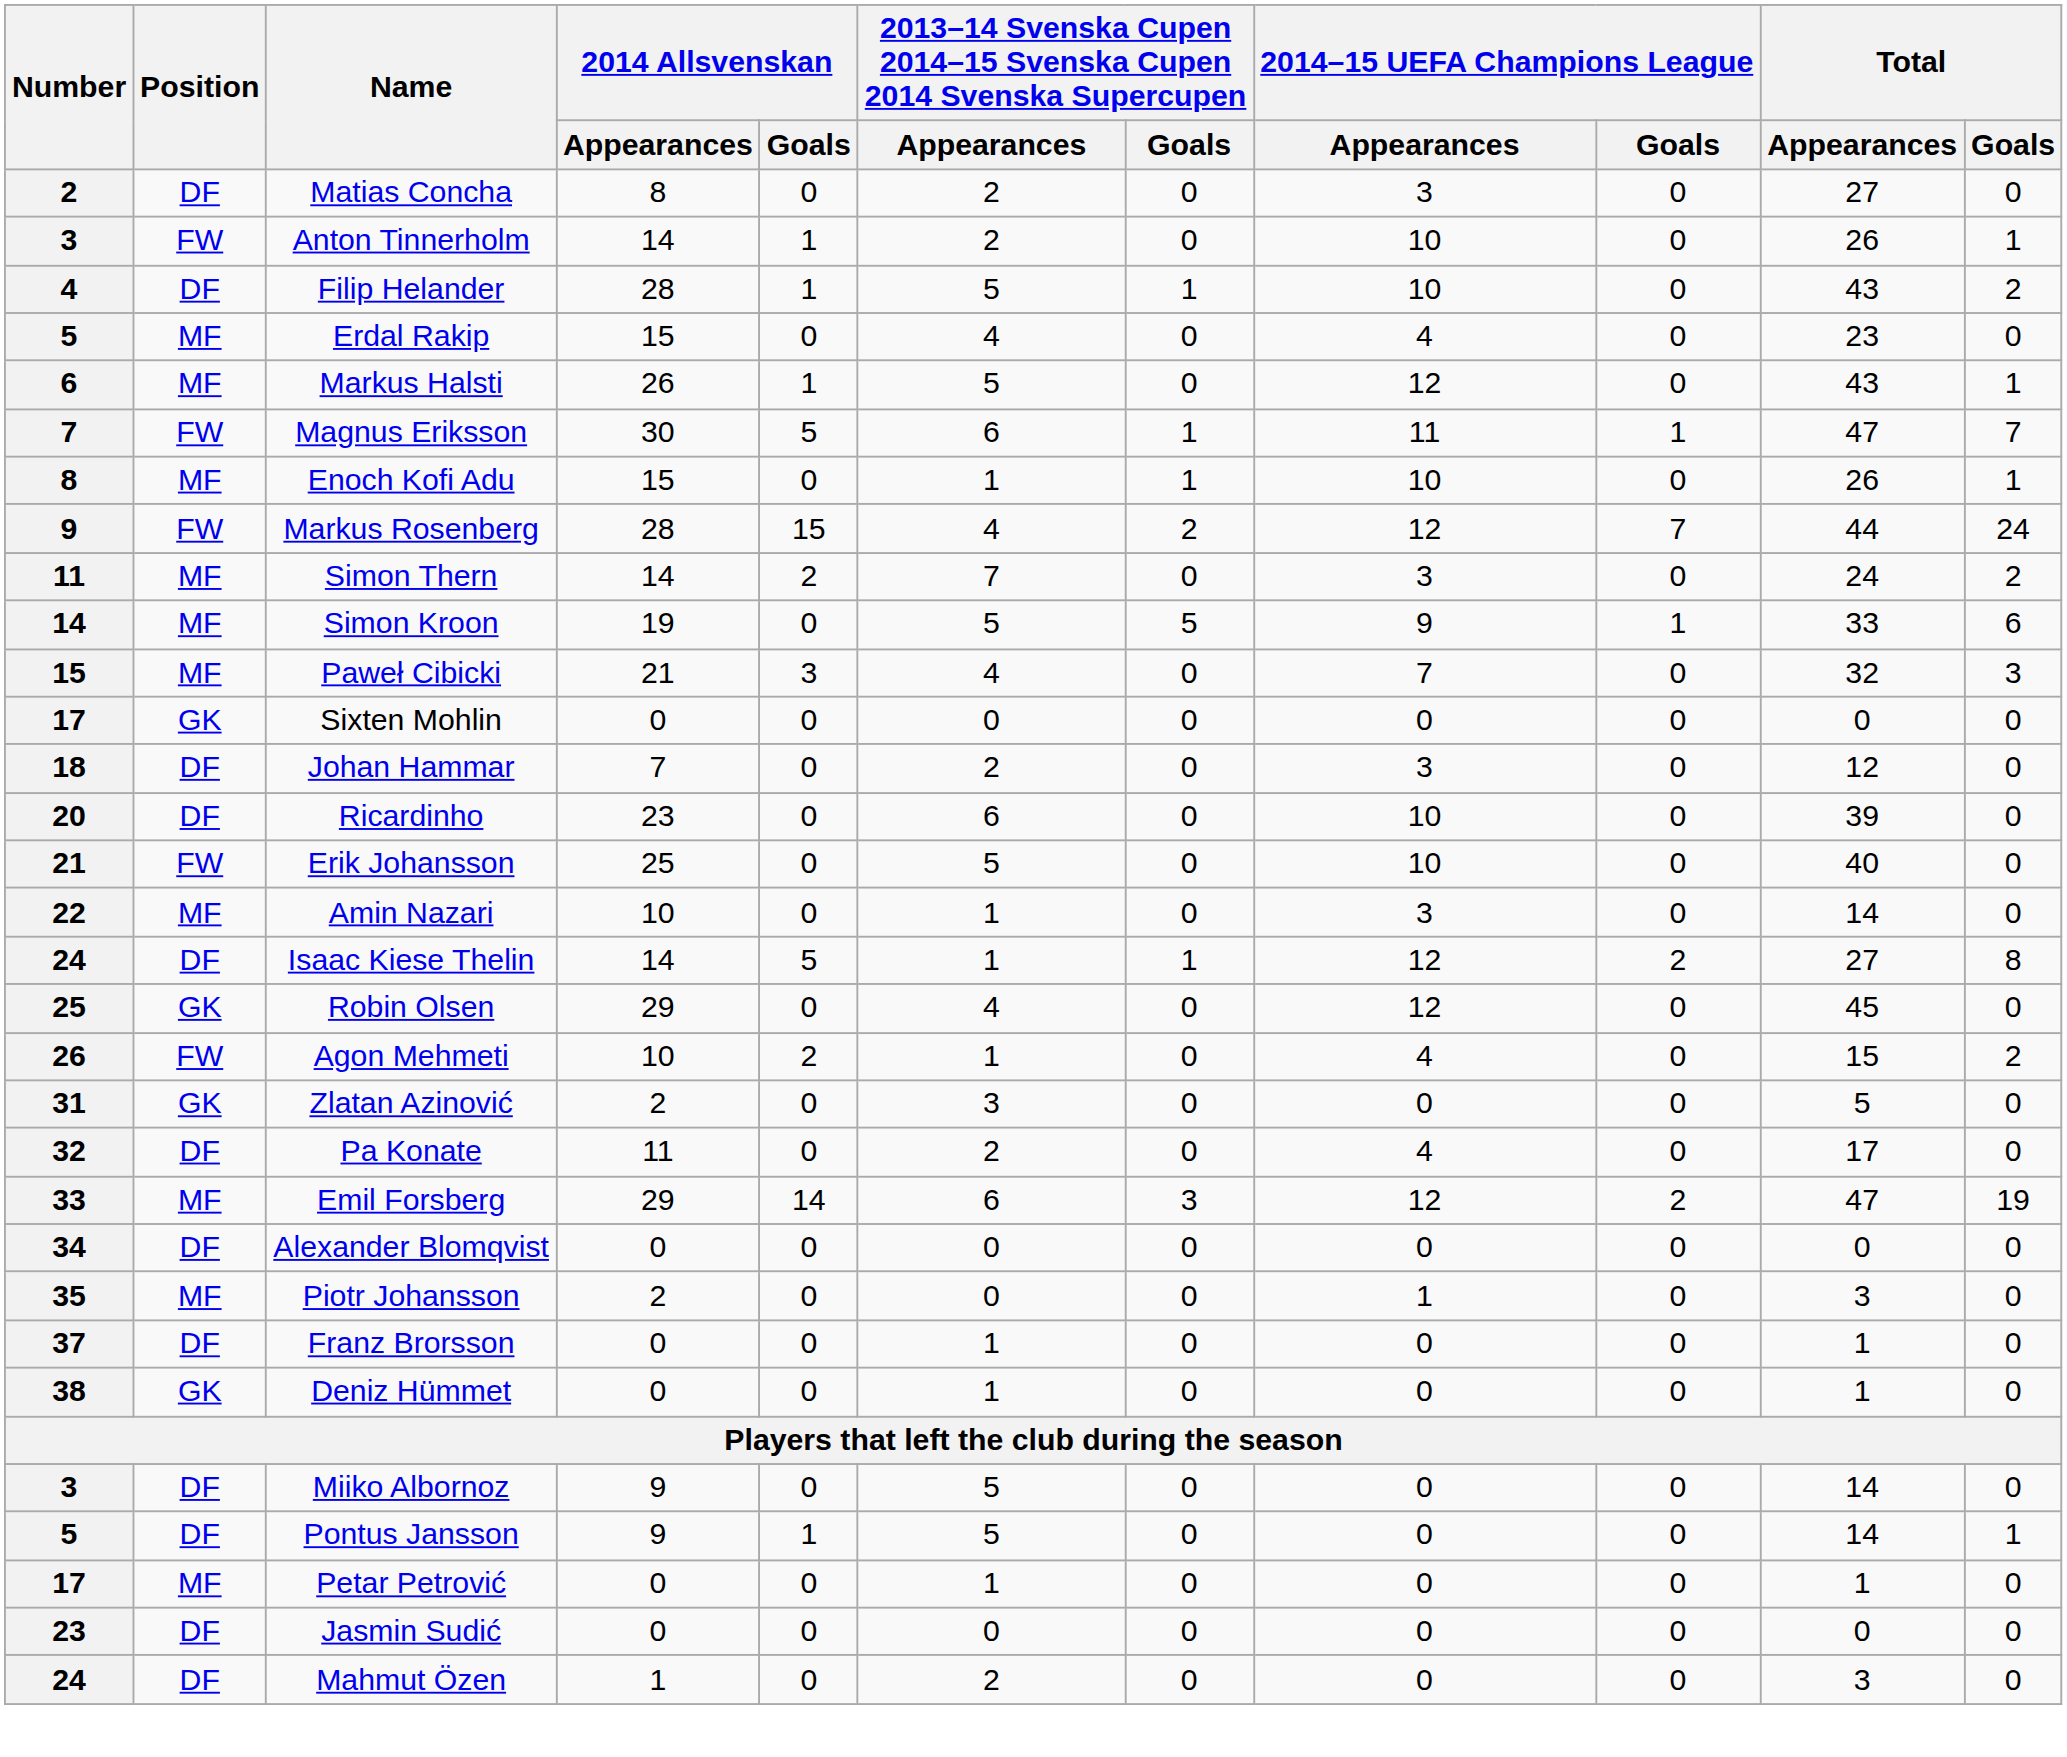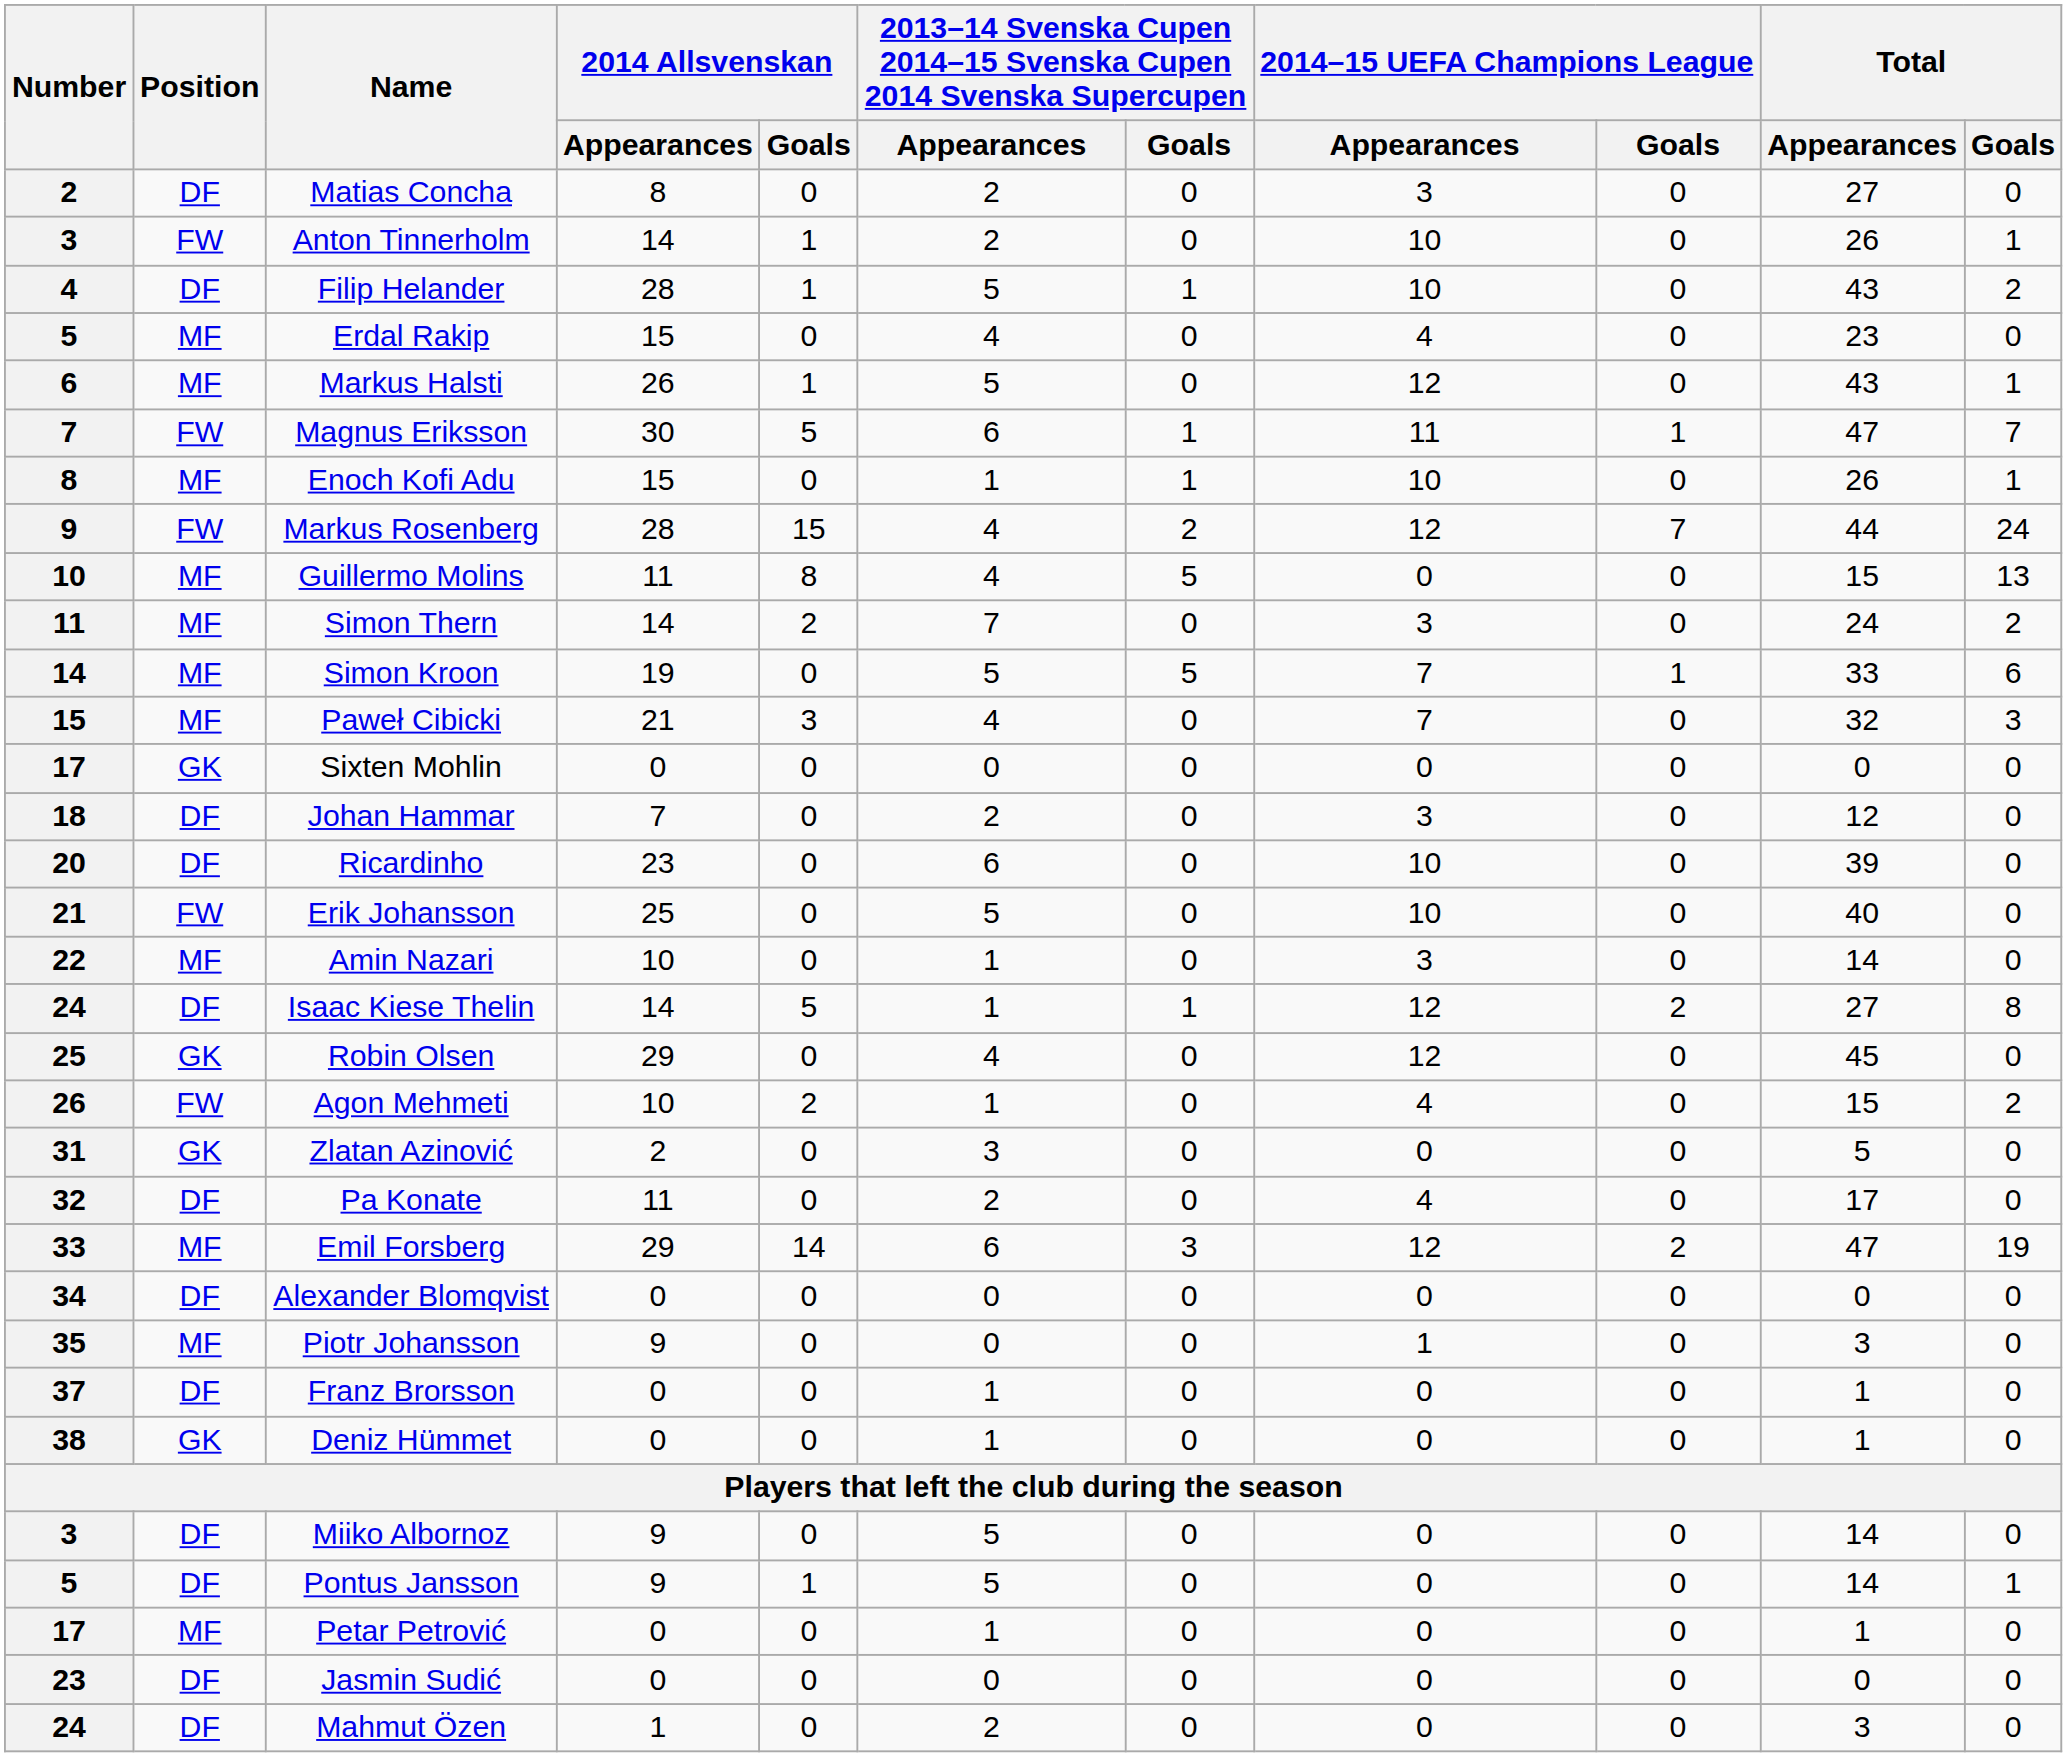+ row: (411, 576)
(1425, 624) 9 -> (1425, 672) 7
(658, 1295) 2 -> (658, 1343) 9
